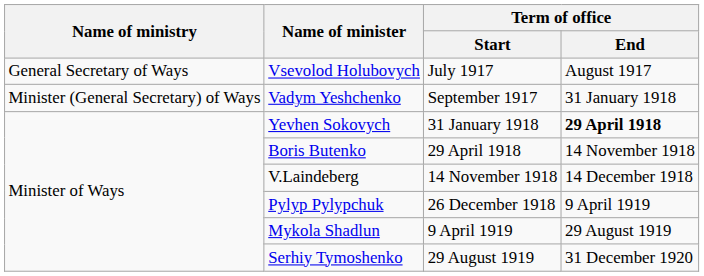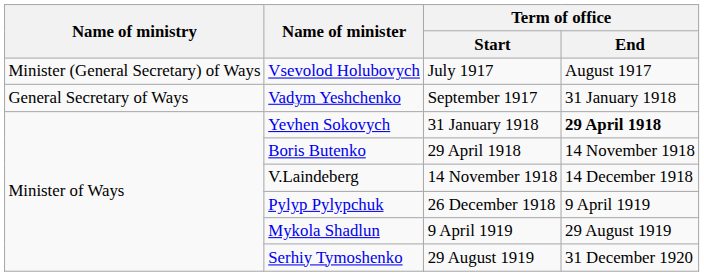(98, 71) General Secretary of Ways -> (134, 71) Minister (General Secretary) of Ways
(134, 97) Minister (General Secretary) of Ways -> (98, 97) General Secretary of Ways
